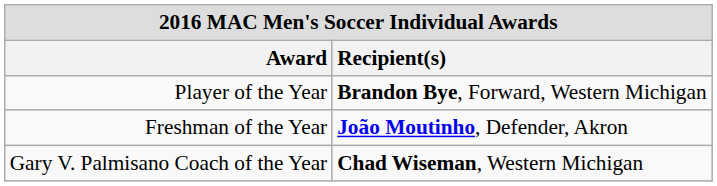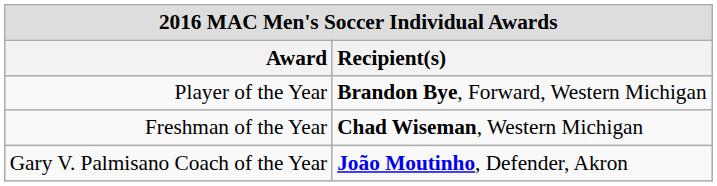(483, 127) João Moutinho, Defender, Akron -> (490, 127) Chad Wiseman, Western Michigan
(490, 163) Chad Wiseman, Western Michigan -> (483, 163) João Moutinho, Defender, Akron
